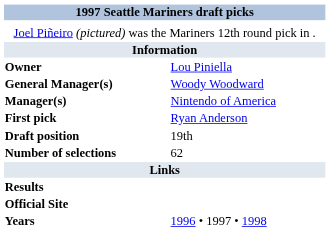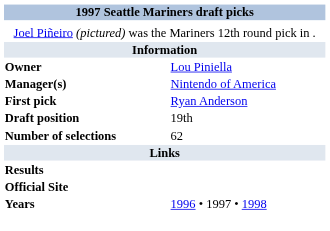- row: (59, 84)
